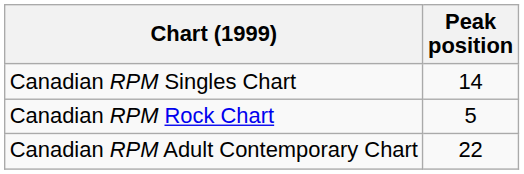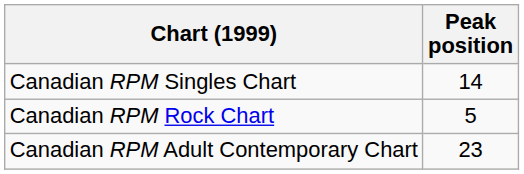(471, 150) 22 -> (471, 150) 23
